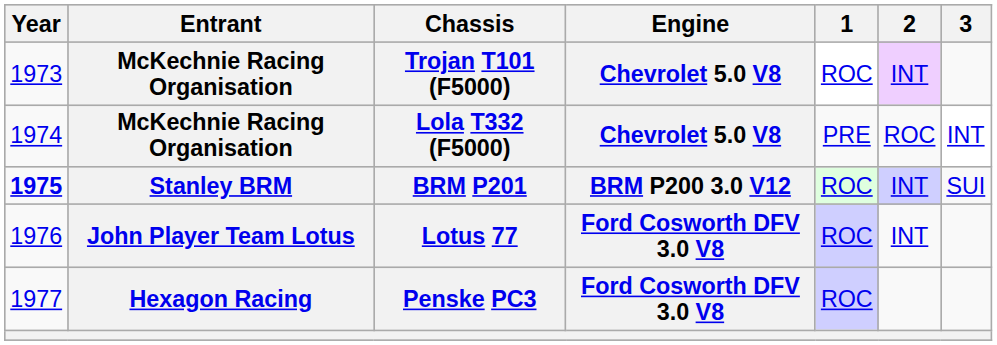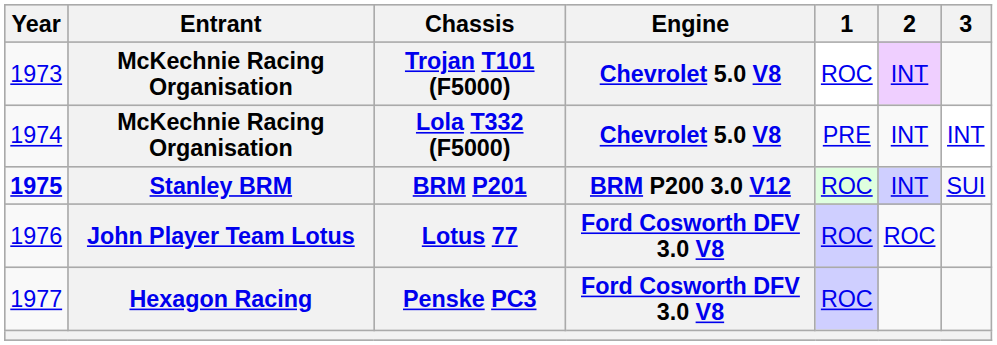(910, 136) ROC -> (910, 136) INT
(910, 236) INT -> (910, 236) ROC
